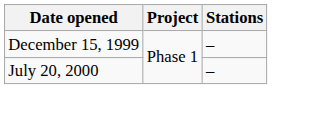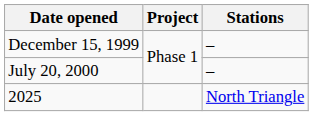+ row: (25, 96)
